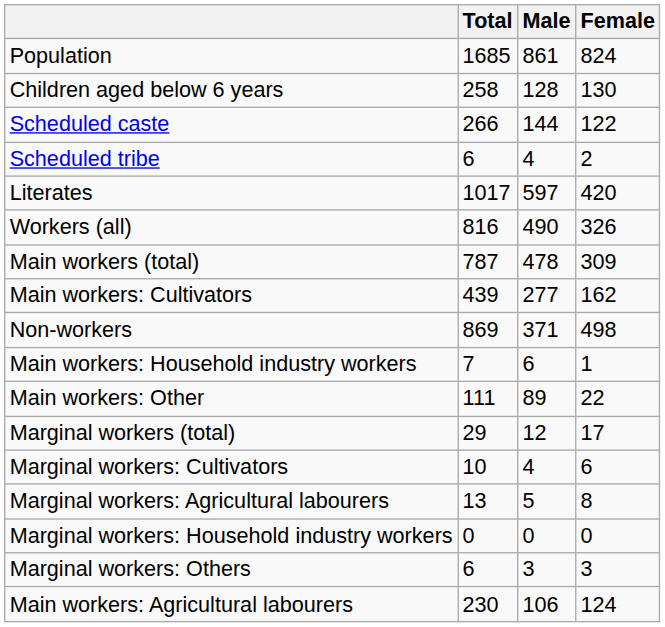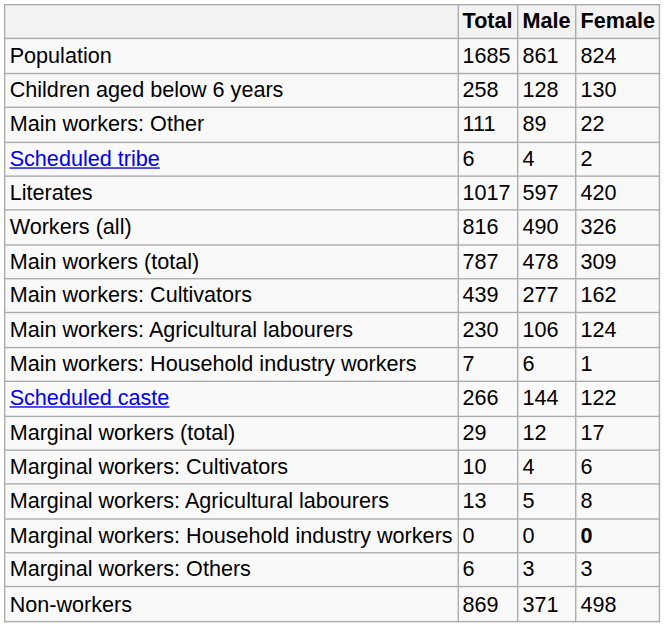rows swapped: (90, 124) <-> (107, 398)
rows swapped: (181, 603) <-> (71, 329)
(587, 535) normal -> (587, 535) bold
